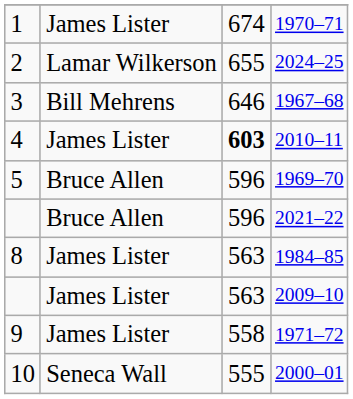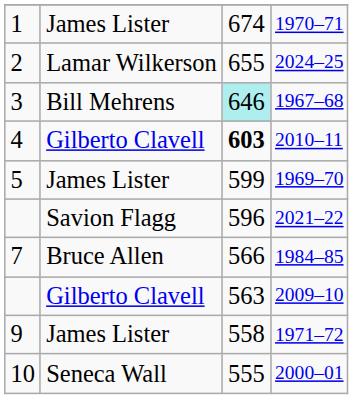(246, 101) no background -> (246, 101) paleturquoise background
(108, 140) James Lister -> (125, 140) Gilberto Clavell
(105, 179) Bruce Allen -> (108, 179) James Lister
(246, 179) 596 -> (246, 179) 599
(105, 218) Bruce Allen -> (111, 218) Savion Flagg
(17, 256) 8 -> (17, 256) 7
(108, 256) James Lister -> (105, 256) Bruce Allen
(246, 256) 563 -> (246, 256) 566
(108, 295) James Lister -> (125, 295) Gilberto Clavell
